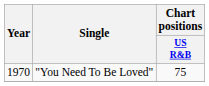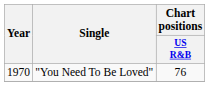(180, 72) 75 -> (180, 72) 76
